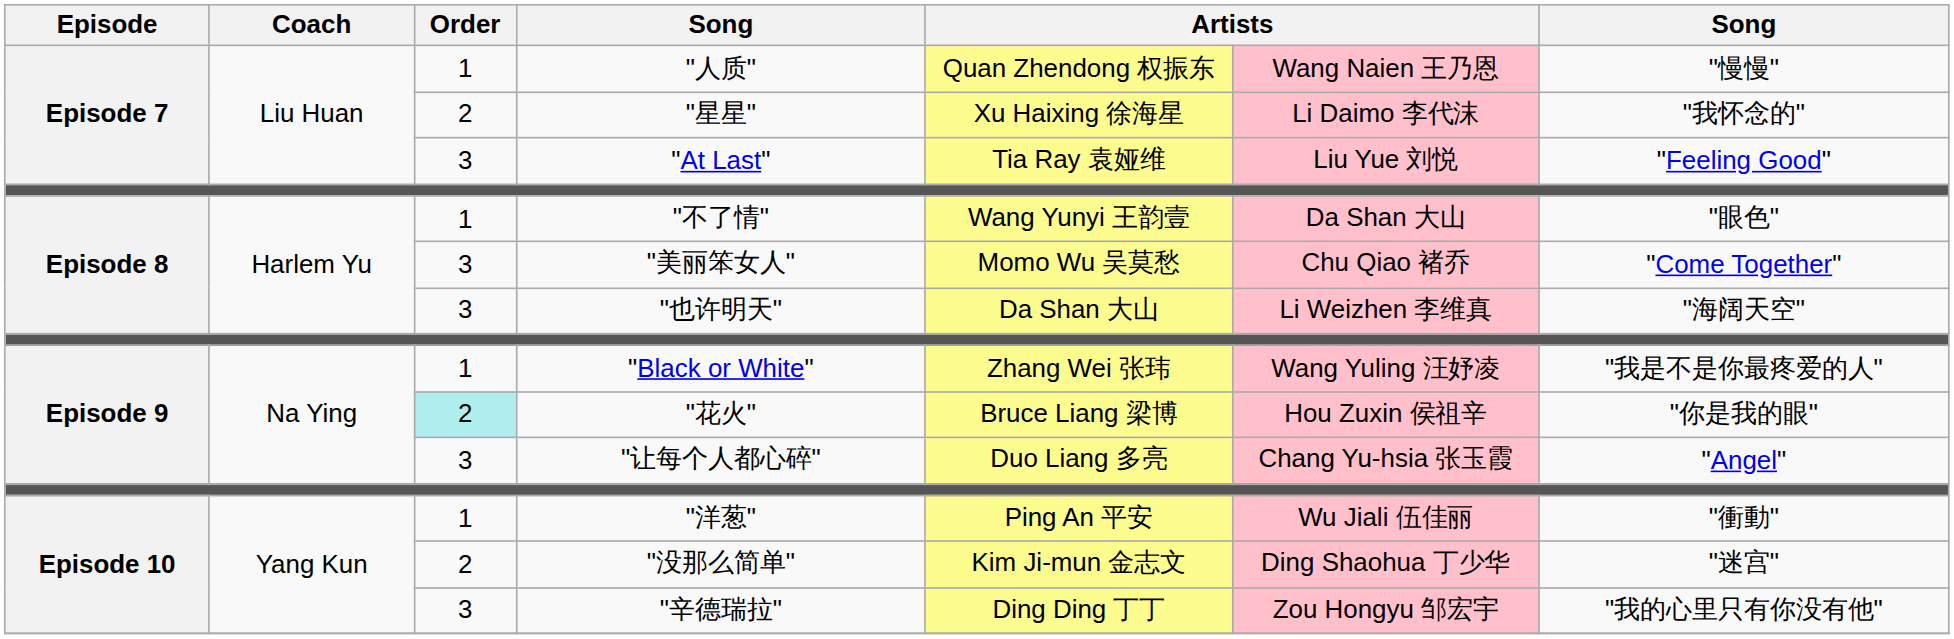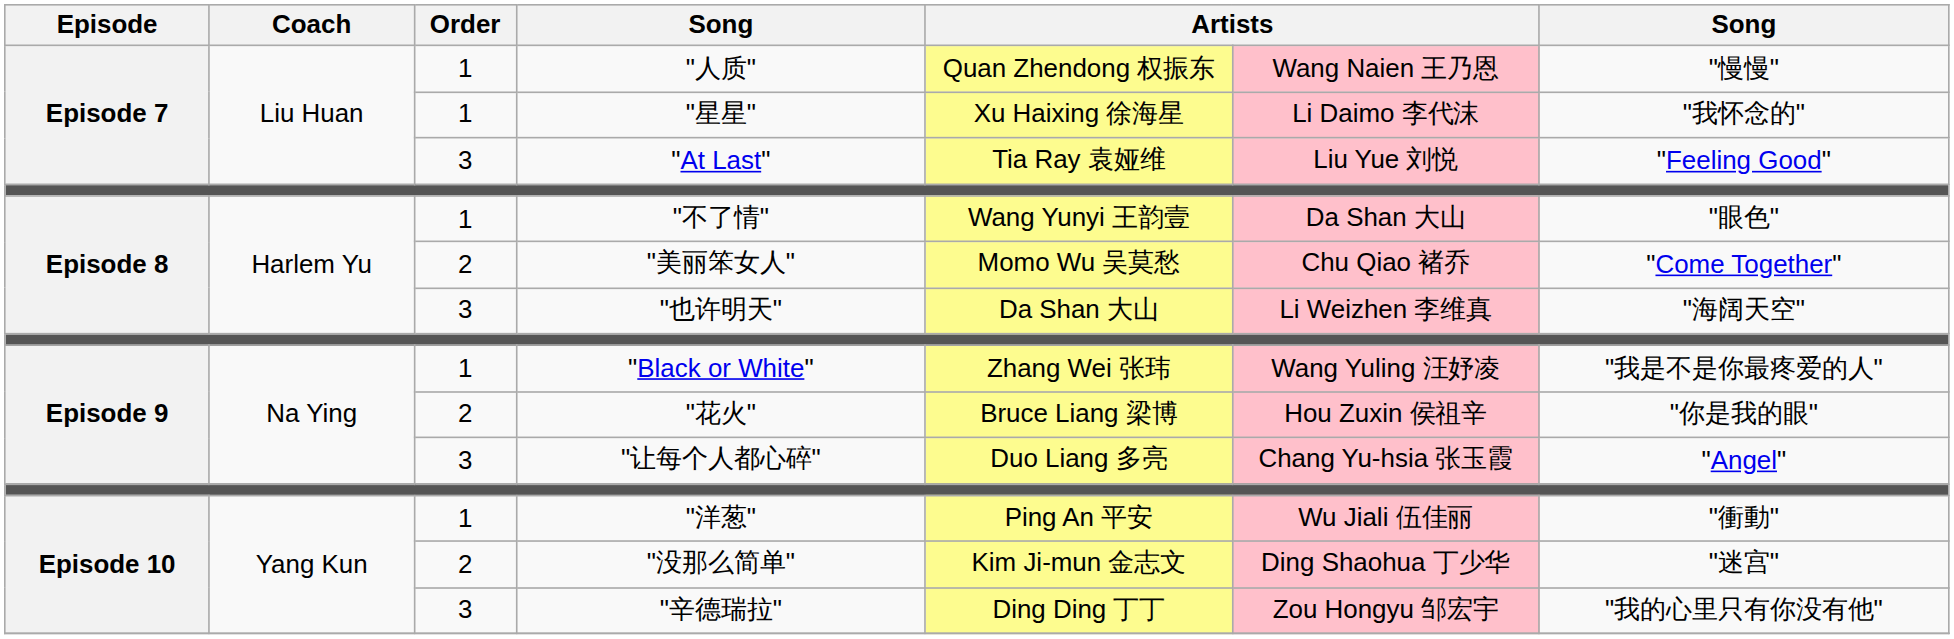(465, 114) 2 -> (465, 114) 1
(465, 264) 3 -> (465, 264) 2
(465, 414) paleturquoise background -> (465, 414) no background
